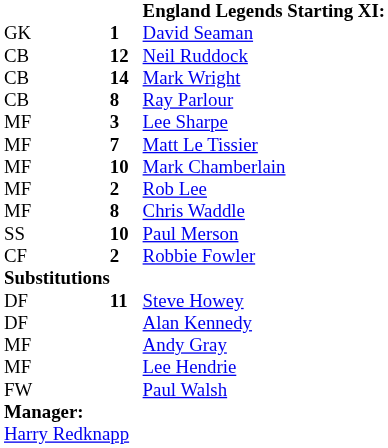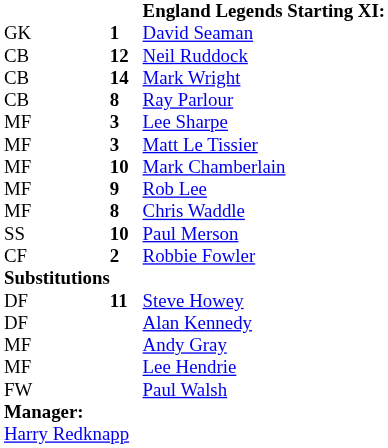(115, 144) 7 -> (115, 144) 3
(115, 189) 2 -> (115, 189) 9
